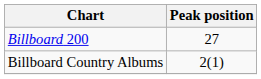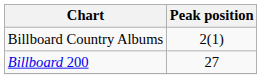rows swapped: (85, 62) <-> (48, 39)
